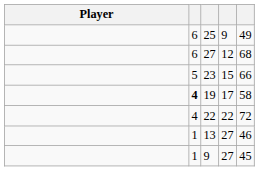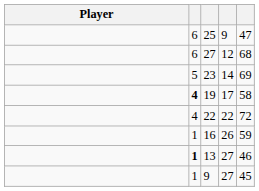(245, 35) 49 -> (245, 35) 47
(227, 75) 15 -> (227, 75) 14
(245, 75) 66 -> (245, 75) 69
+ row: (210, 136)
(195, 136) normal -> (195, 156) bold
